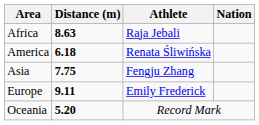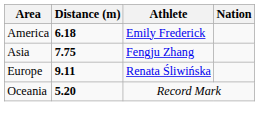- row: (23, 33)
(168, 52) Renata Śliwińska -> (166, 33) Emily Frederick
(166, 91) Emily Frederick -> (168, 71) Renata Śliwińska
